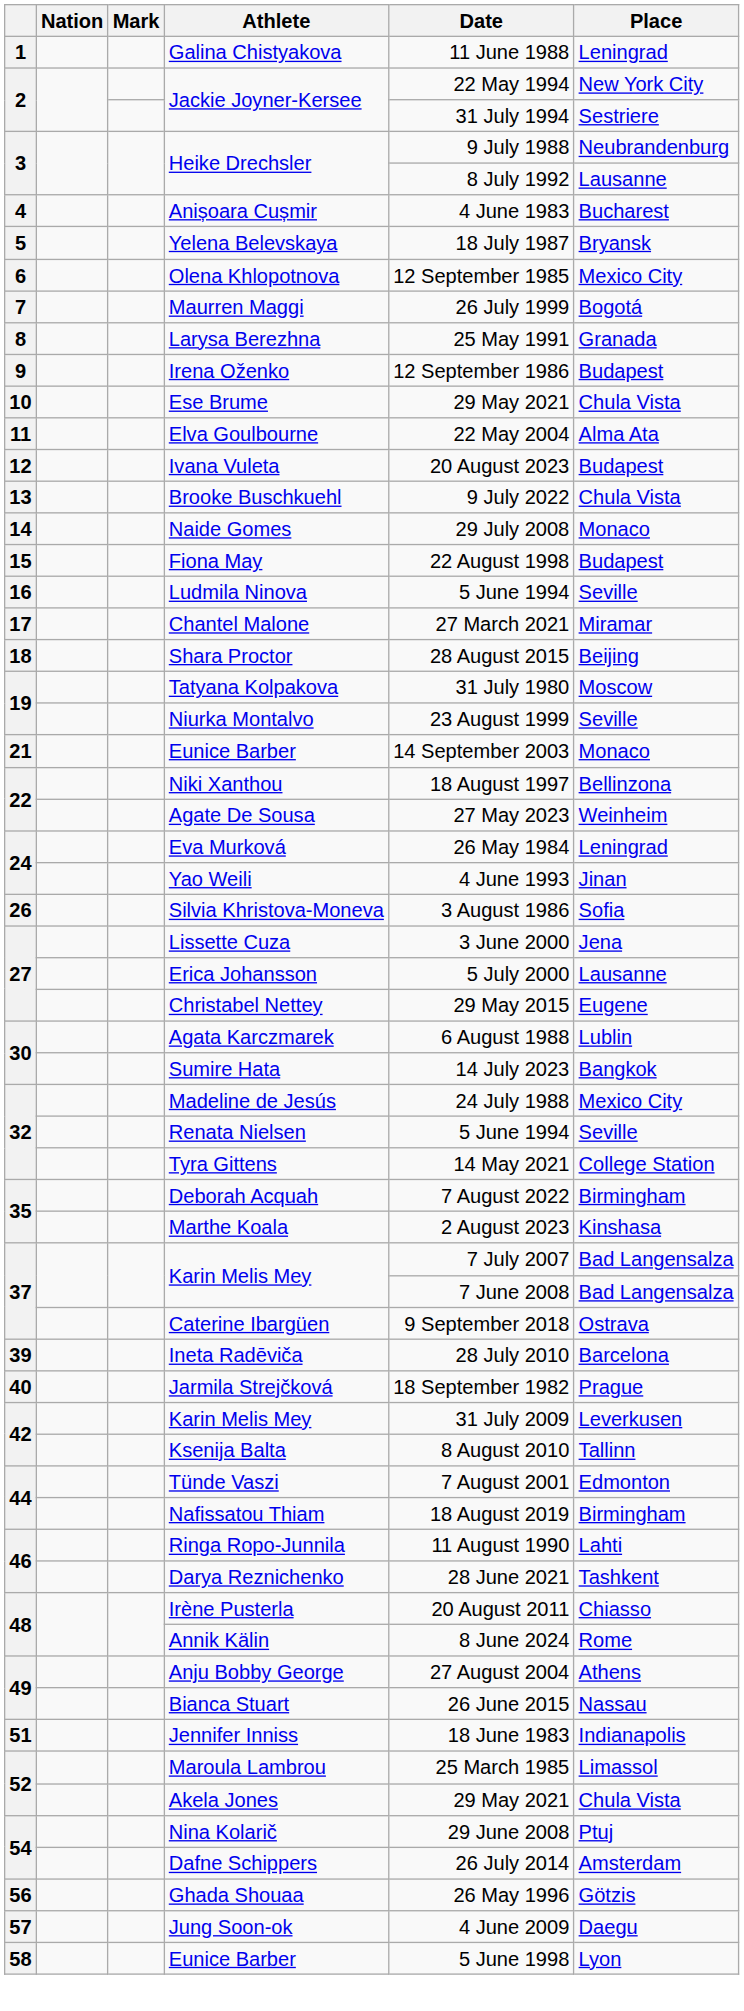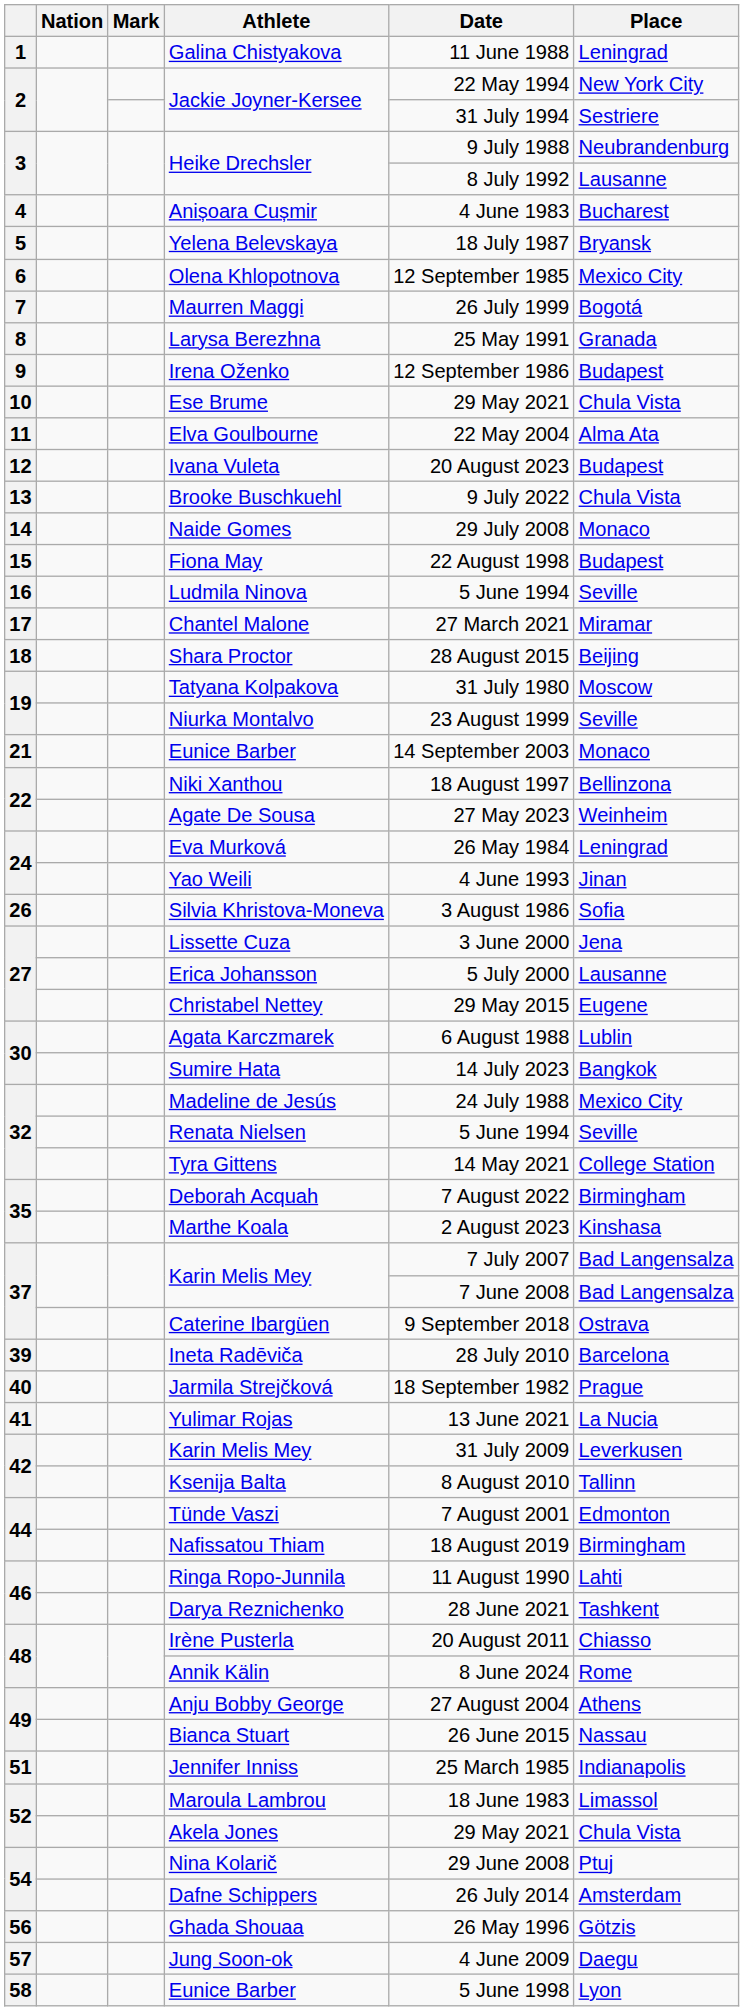+ row: (20, 1418)
(509, 1736) 18 June 1983 -> (502, 1768) 25 March 1985
(502, 1768) 25 March 1985 -> (509, 1799) 18 June 1983
